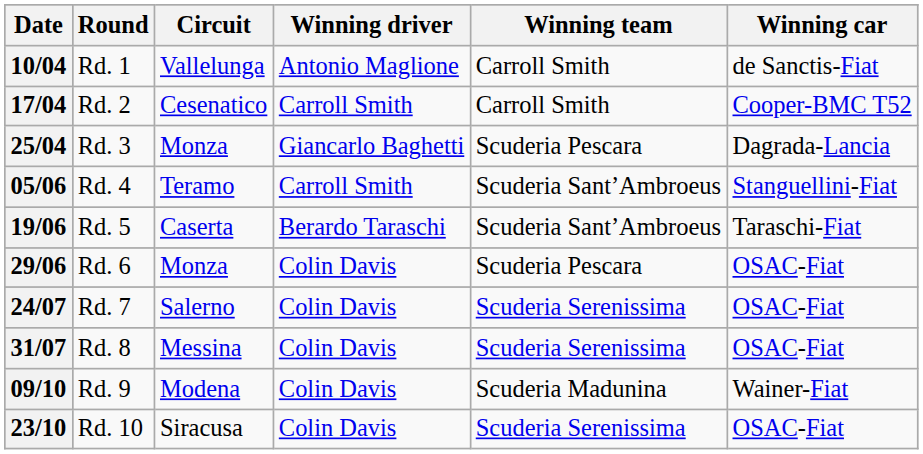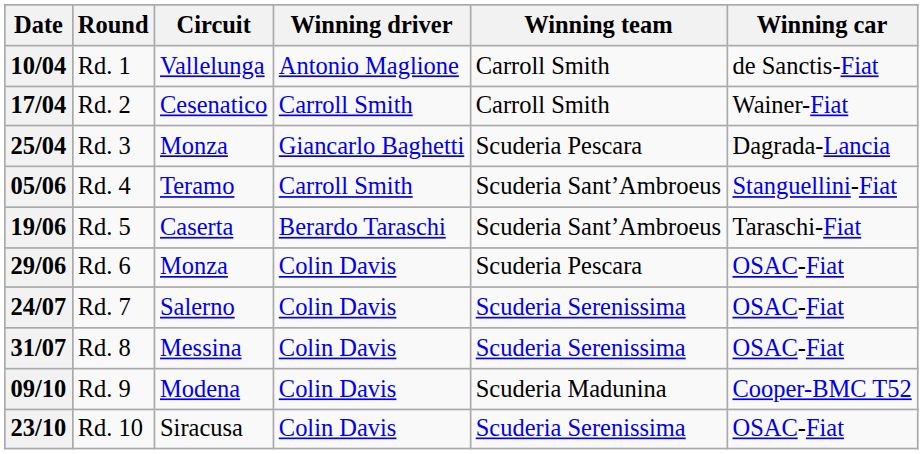(822, 105) Cooper-BMC T52 -> (790, 105) Wainer-Fiat
(790, 388) Wainer-Fiat -> (822, 388) Cooper-BMC T52
